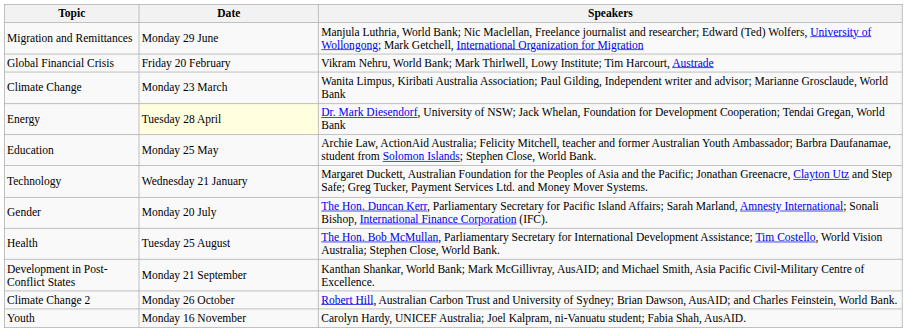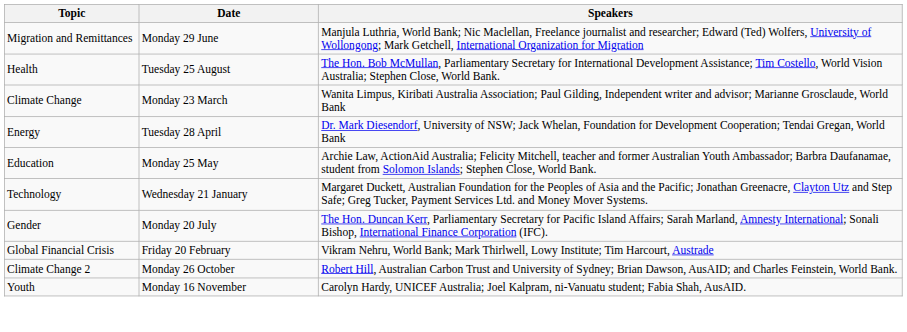rows swapped: (60, 63) <-> (22, 244)
(181, 119) lightyellow background -> (181, 132) no background
- row: (57, 275)
